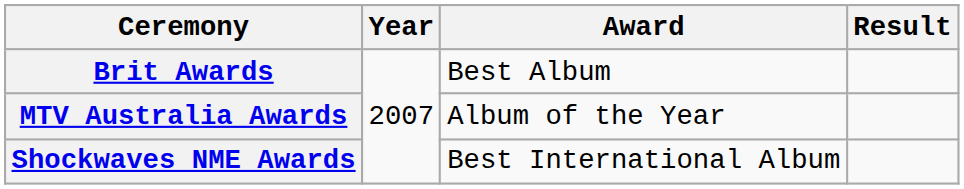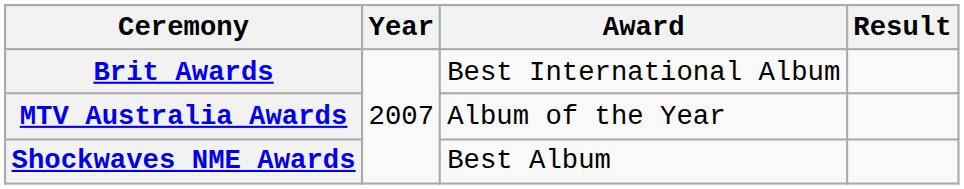(529, 72) Best Album -> (644, 72) Best International Album
(644, 161) Best International Album -> (529, 161) Best Album
